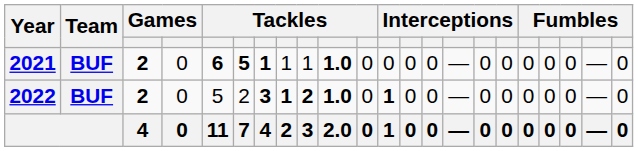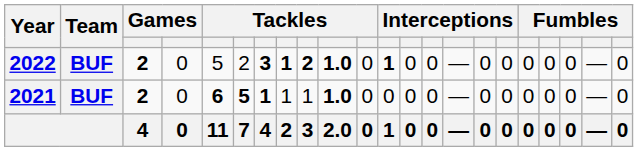rows swapped: (33, 63) <-> (33, 96)
